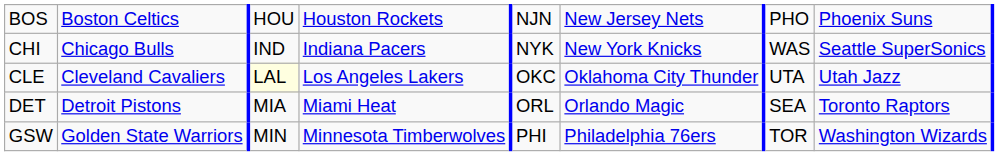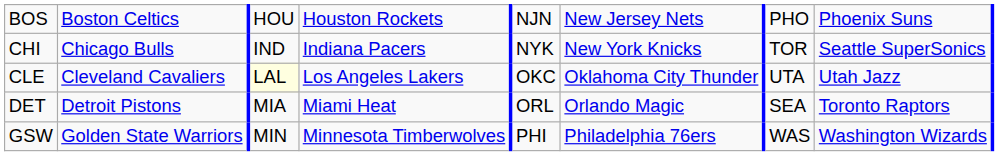(790, 48) WAS -> (788, 48) TOR
(788, 135) TOR -> (790, 135) WAS
